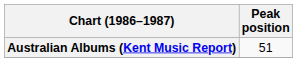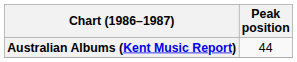(266, 47) 51 -> (266, 47) 44
